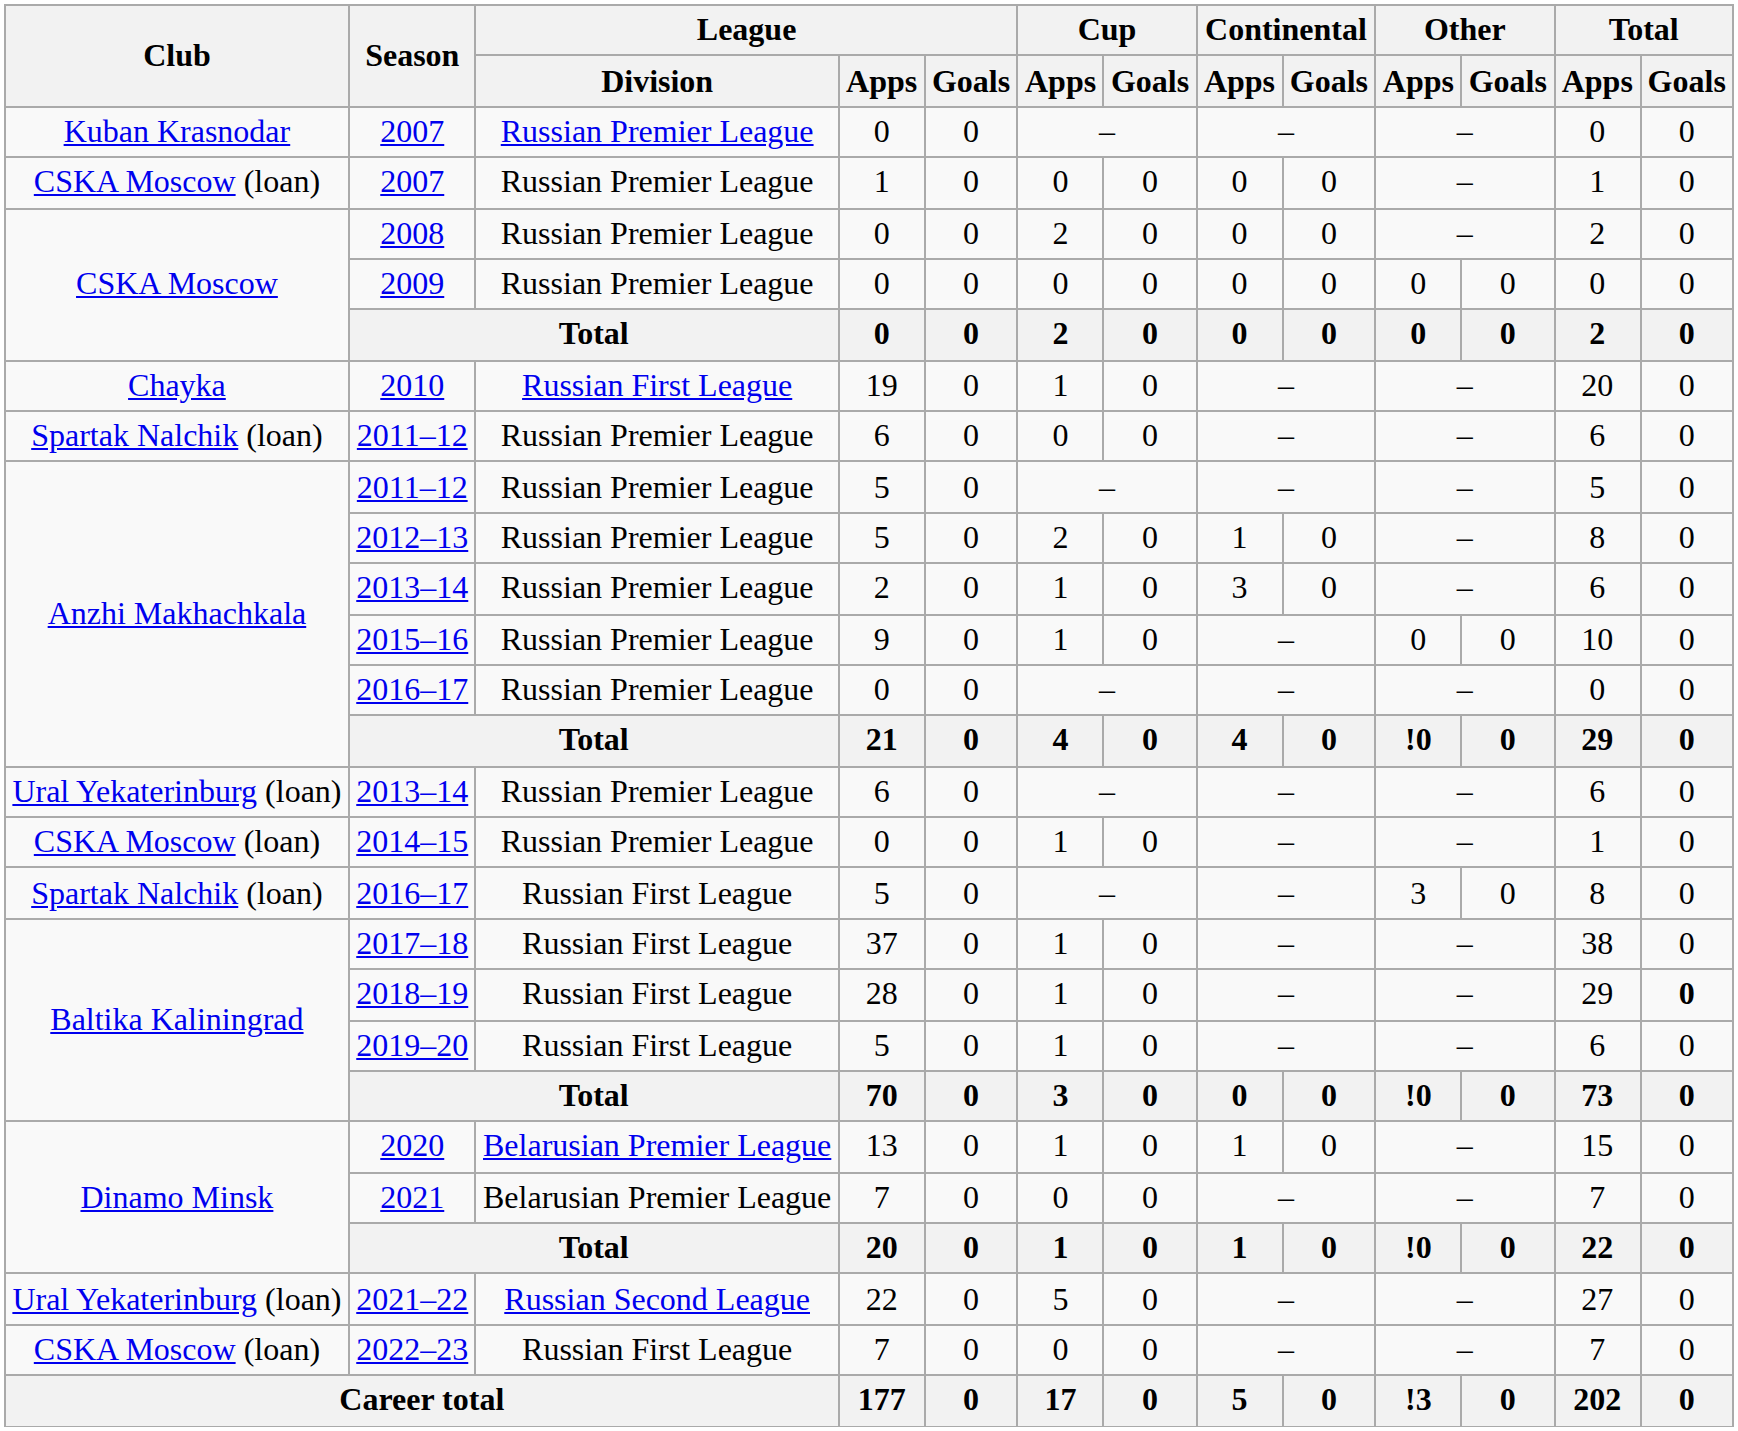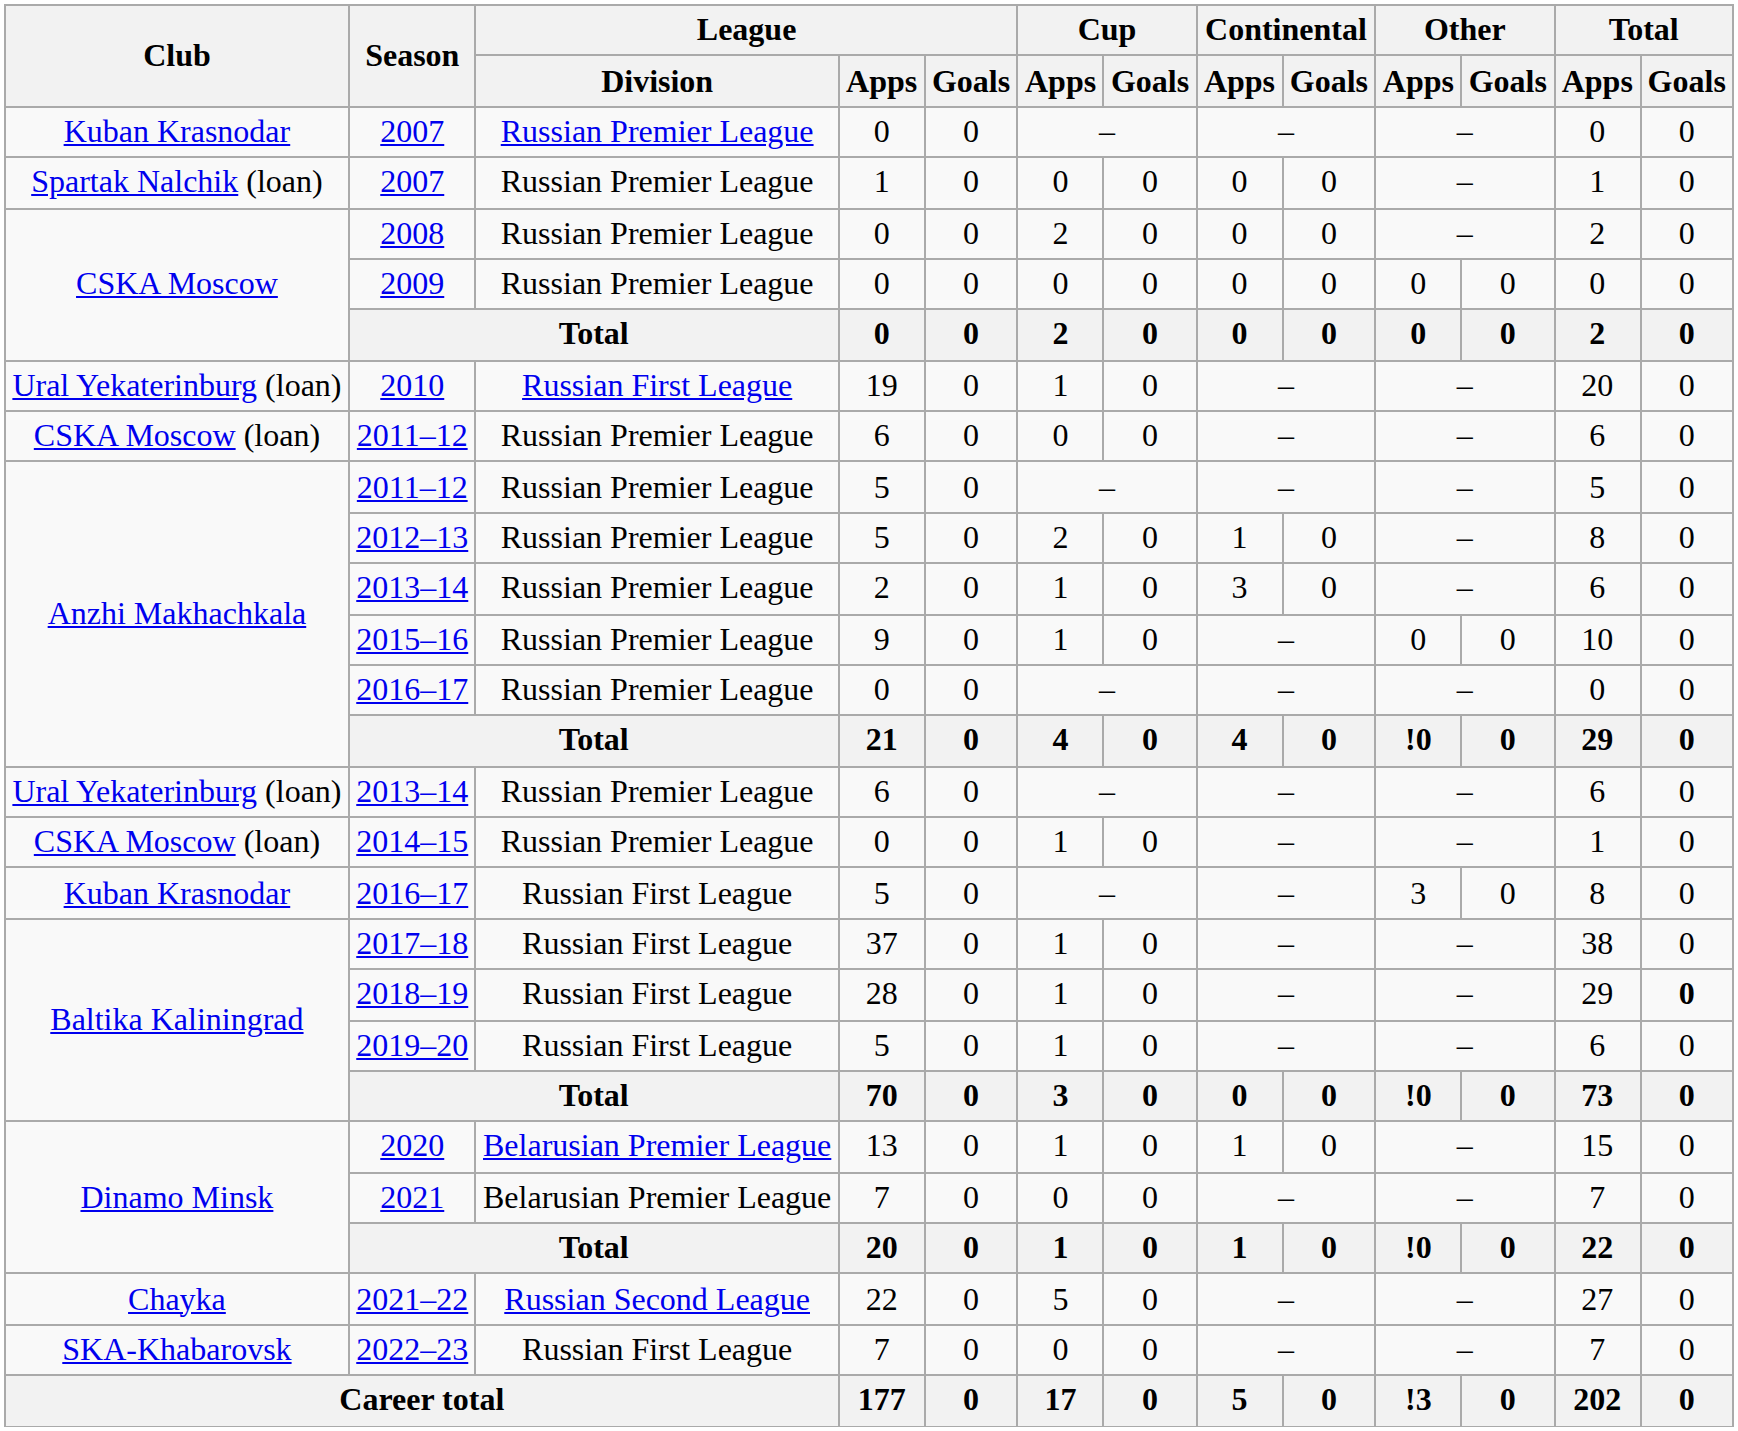(177, 182) CSKA Moscow (loan) -> (177, 182) Spartak Nalchik (loan)
(177, 385) Chayka -> (177, 385) Ural Yekaterinburg (loan)
(177, 435) Spartak Nalchik (loan) -> (177, 435) CSKA Moscow (loan)
(177, 892) Spartak Nalchik (loan) -> (177, 892) Kuban Krasnodar
(177, 1298) Ural Yekaterinburg (loan) -> (177, 1298) Chayka
(177, 1349) CSKA Moscow (loan) -> (177, 1349) SKA-Khabarovsk
